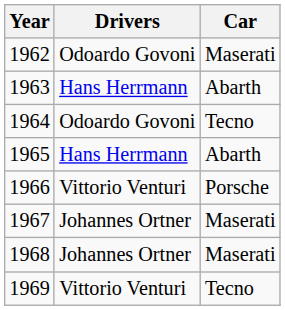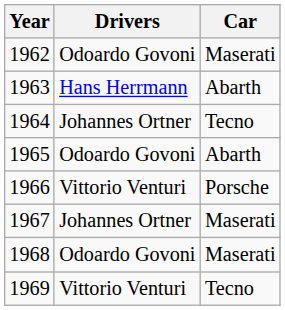(127, 121) Odoardo Govoni -> (125, 121) Johannes Ortner
(123, 154) Hans Herrmann -> (127, 154) Odoardo Govoni
(125, 254) Johannes Ortner -> (127, 254) Odoardo Govoni
